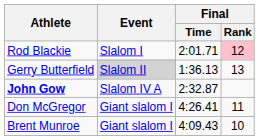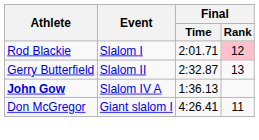(123, 70) lightgrey background -> (123, 70) no background
(198, 70) 1:36.13 -> (198, 70) 2:32.87
(198, 89) 2:32.87 -> (198, 89) 1:36.13
- row: (43, 126)
